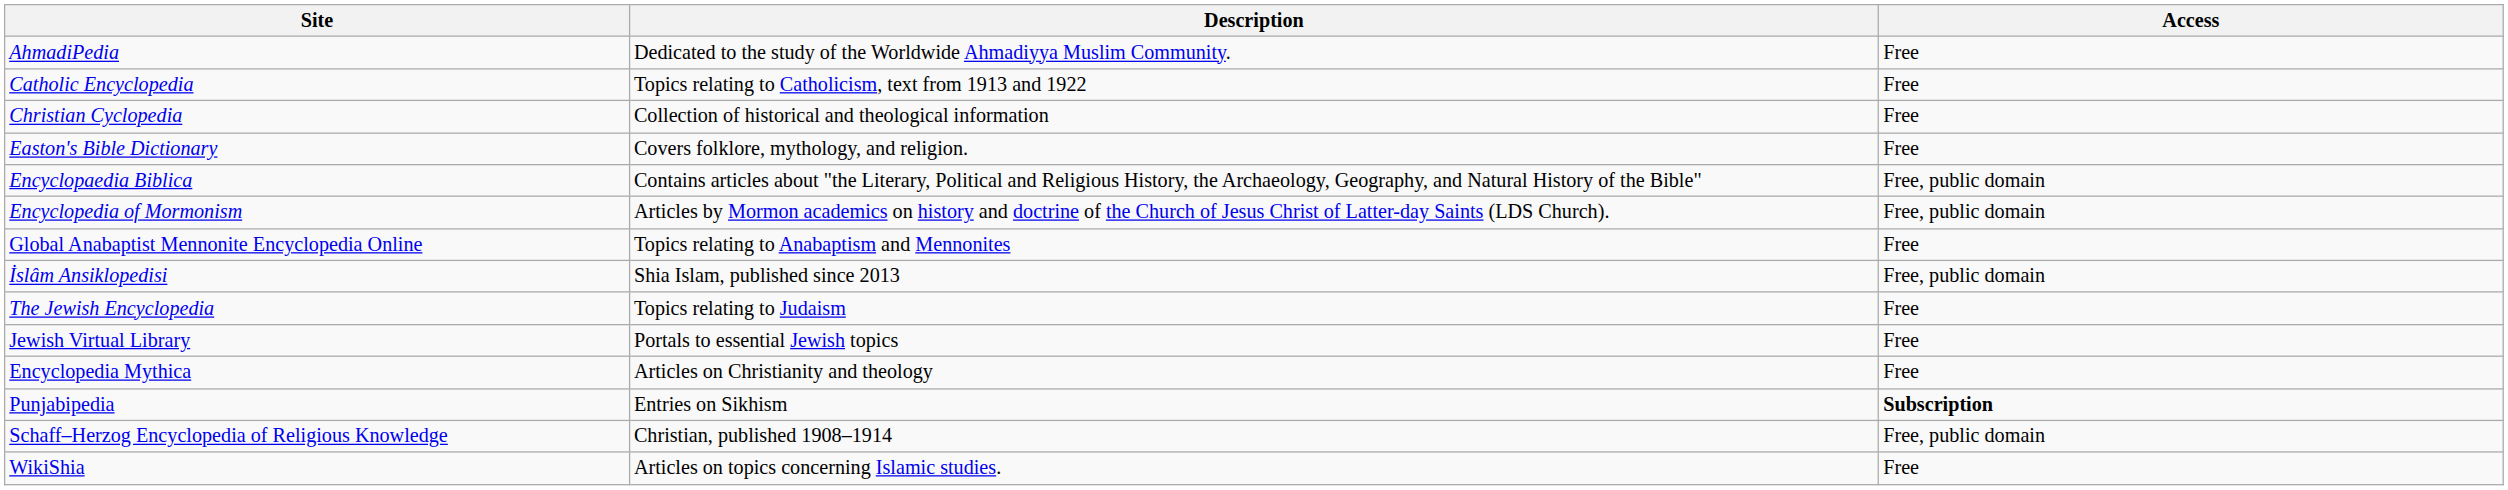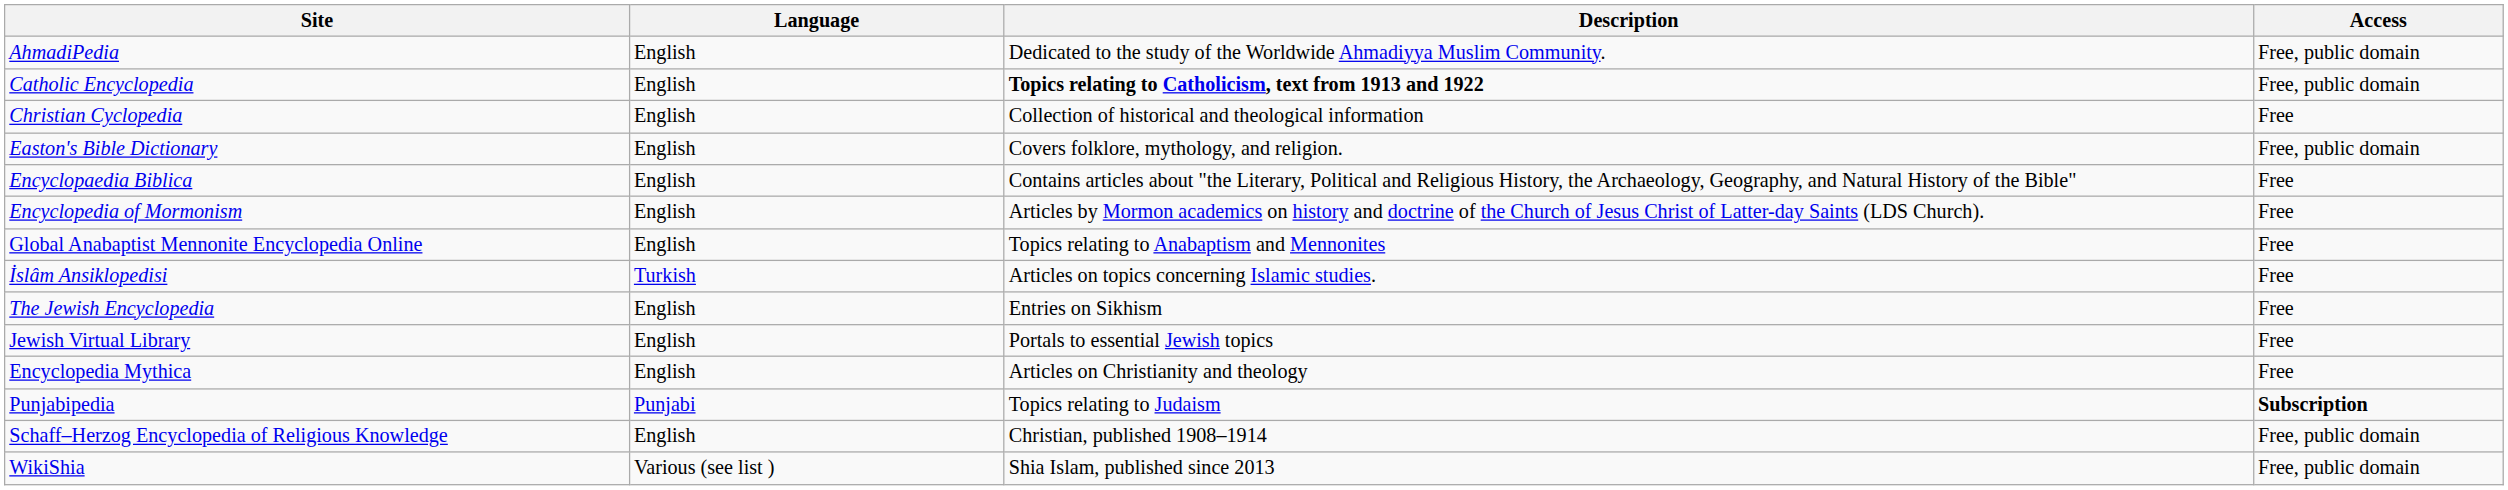+ column: (817, 20)
(1901, 52) Free -> (2339, 52) Free, public domain
(860, 84) normal -> (1246, 84) bold
(1901, 84) Free -> (2339, 84) Free, public domain
(1901, 148) Free -> (2339, 148) Free, public domain
(1964, 180) Free, public domain -> (2276, 180) Free
(1964, 212) Free, public domain -> (2276, 212) Free
(767, 276) Shia Islam, published since 2013 -> (1192, 276) Articles on topics concerning Islamic studies.
(1964, 276) Free, public domain -> (2276, 276) Free
(740, 308) Topics relating to Judaism -> (1085, 308) Entries on Sikhism
(711, 404) Entries on Sikhism -> (1115, 404) Topics relating to Judaism
(818, 468) Articles on topics concerning Islamic studies. -> (1142, 468) Shia Islam, published since 2013
(1901, 468) Free -> (2339, 468) Free, public domain
